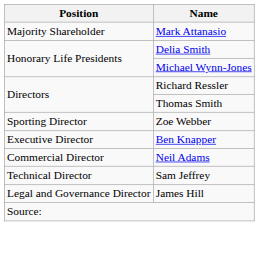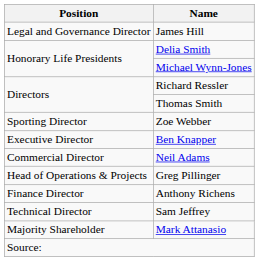rows swapped: (191, 31) <-> (180, 193)
+ row: (188, 175)
+ row: (195, 193)
